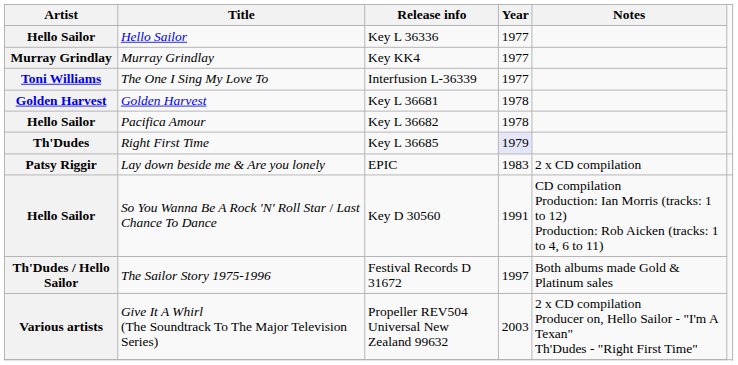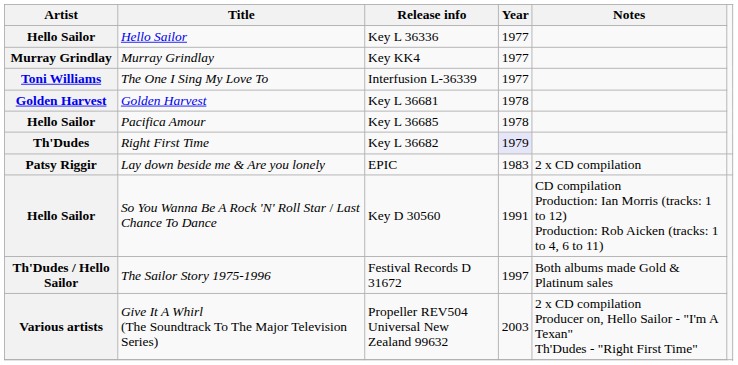(403, 121) Key L 36682 -> (403, 121) Key L 36685
(403, 143) Key L 36685 -> (403, 143) Key L 36682
